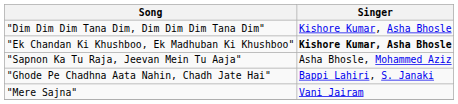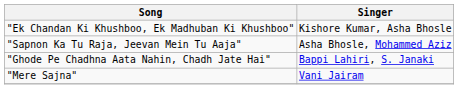- row: (136, 28)
(375, 44) bold -> (375, 28) normal
